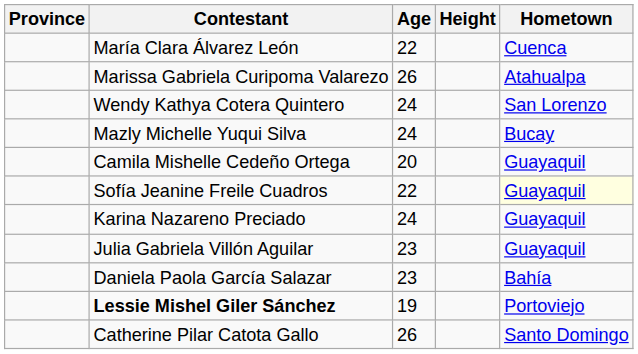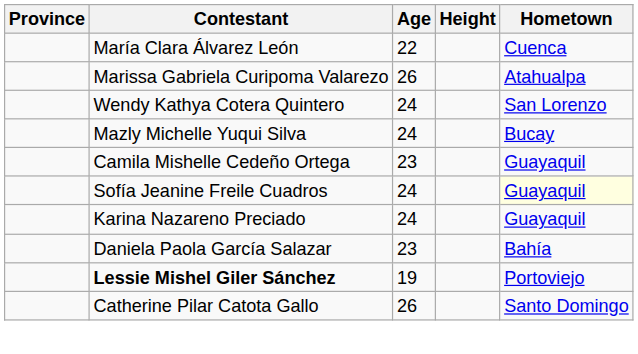(407, 162) 20 -> (407, 162) 23
(407, 191) 22 -> (407, 191) 24
- row: (203, 248)
